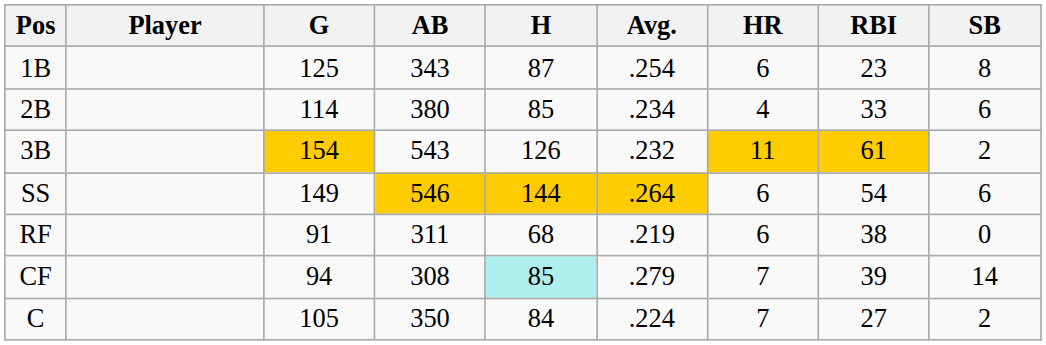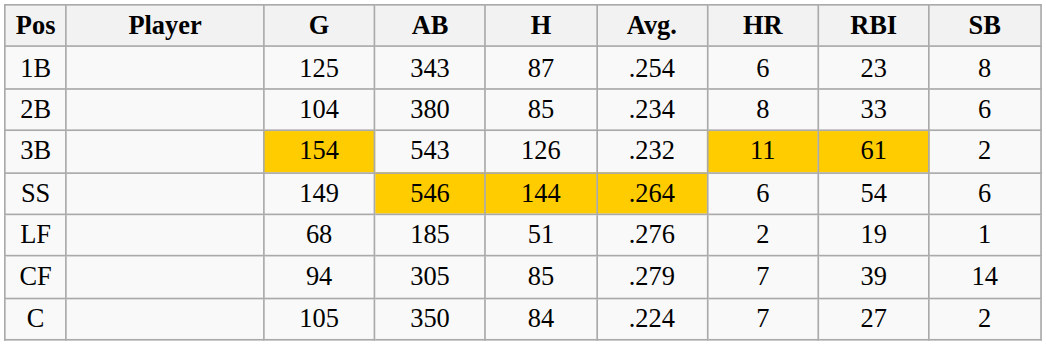(319, 109) 114 -> (319, 109) 104
(763, 109) 4 -> (763, 109) 8
+ row: (36, 234)
- row: (36, 234)
(430, 276) 308 -> (430, 276) 305
(541, 276) paleturquoise background -> (541, 276) no background
